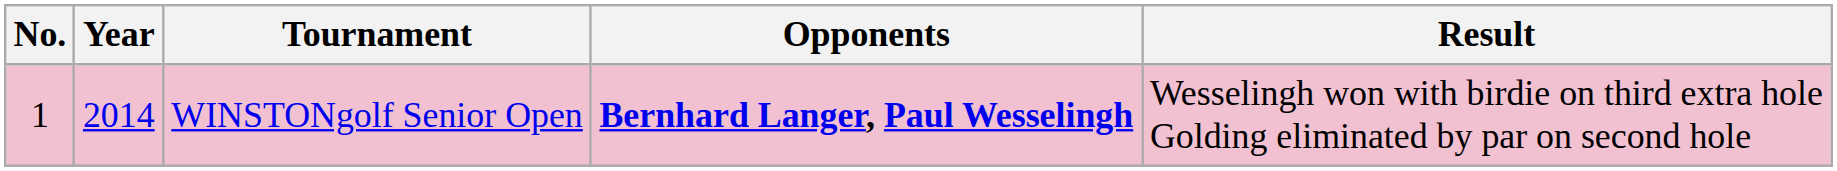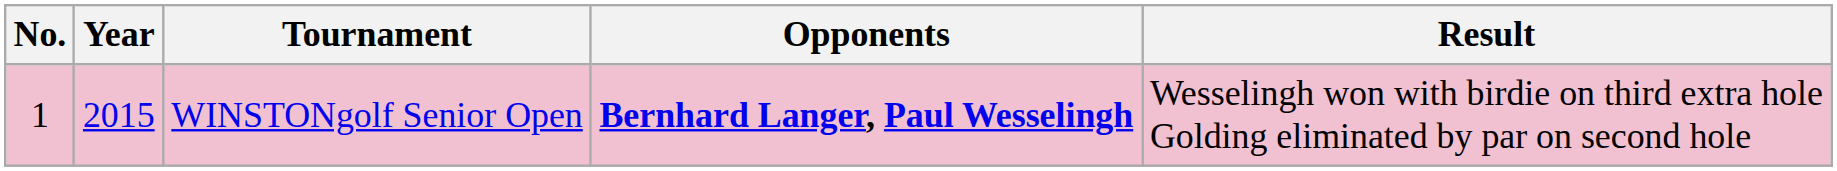(119, 114) 2014 -> (119, 114) 2015
